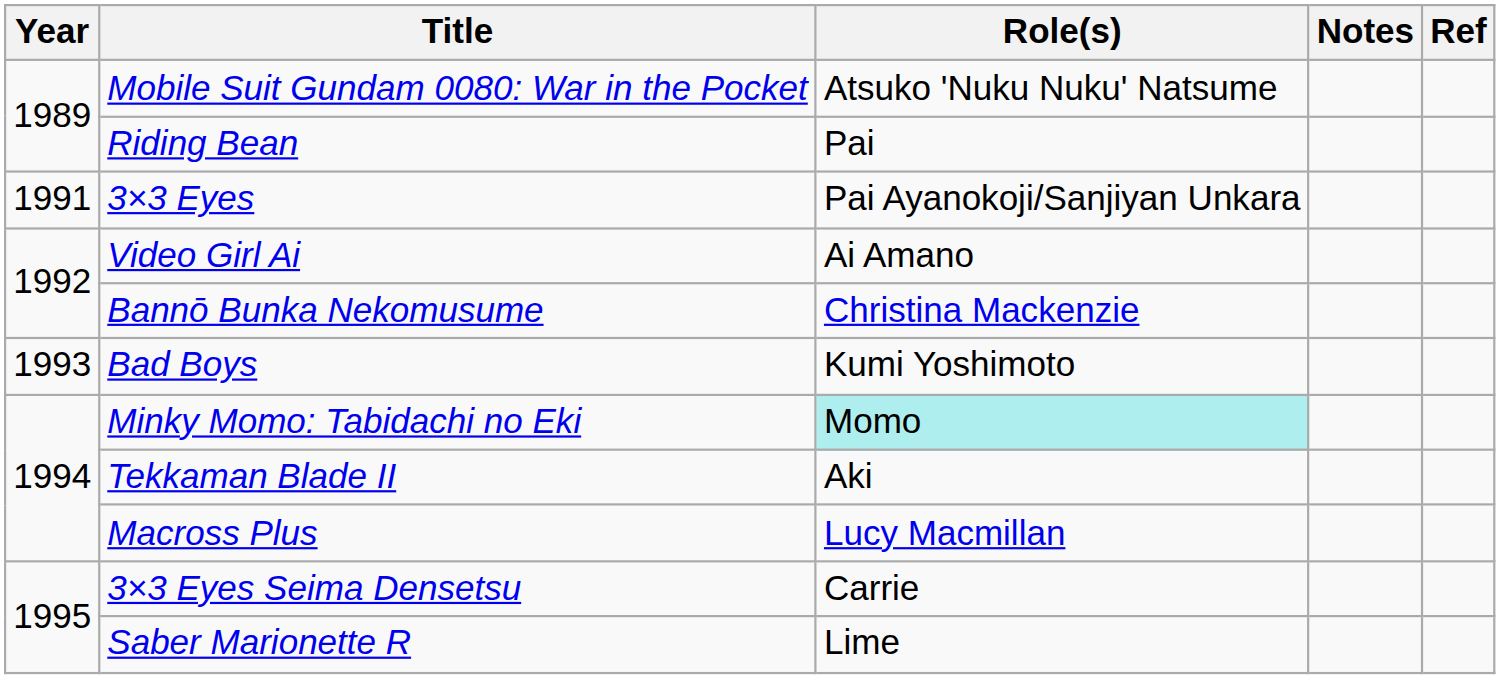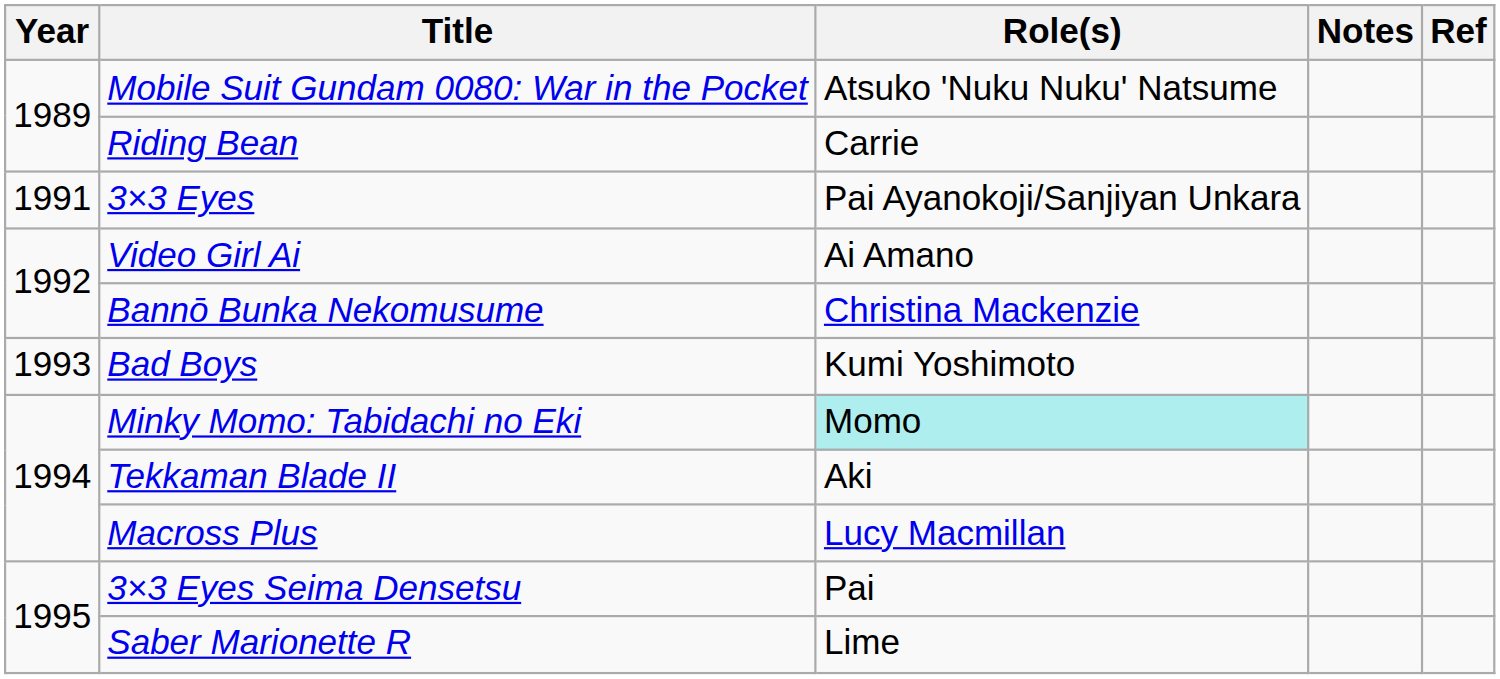(849, 143) Pai -> (872, 143) Carrie
(872, 587) Carrie -> (849, 587) Pai
